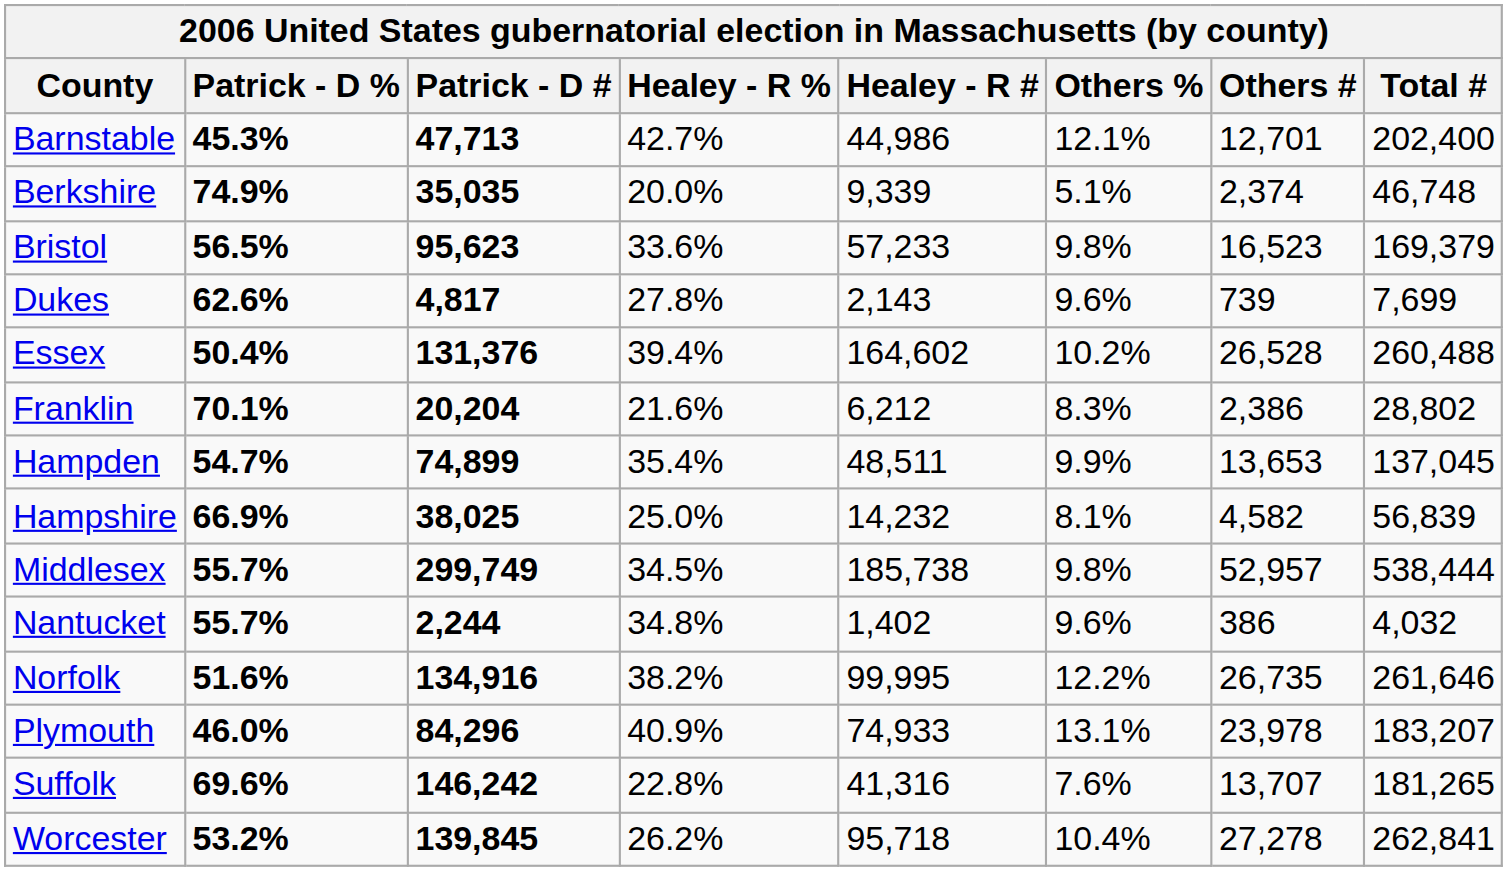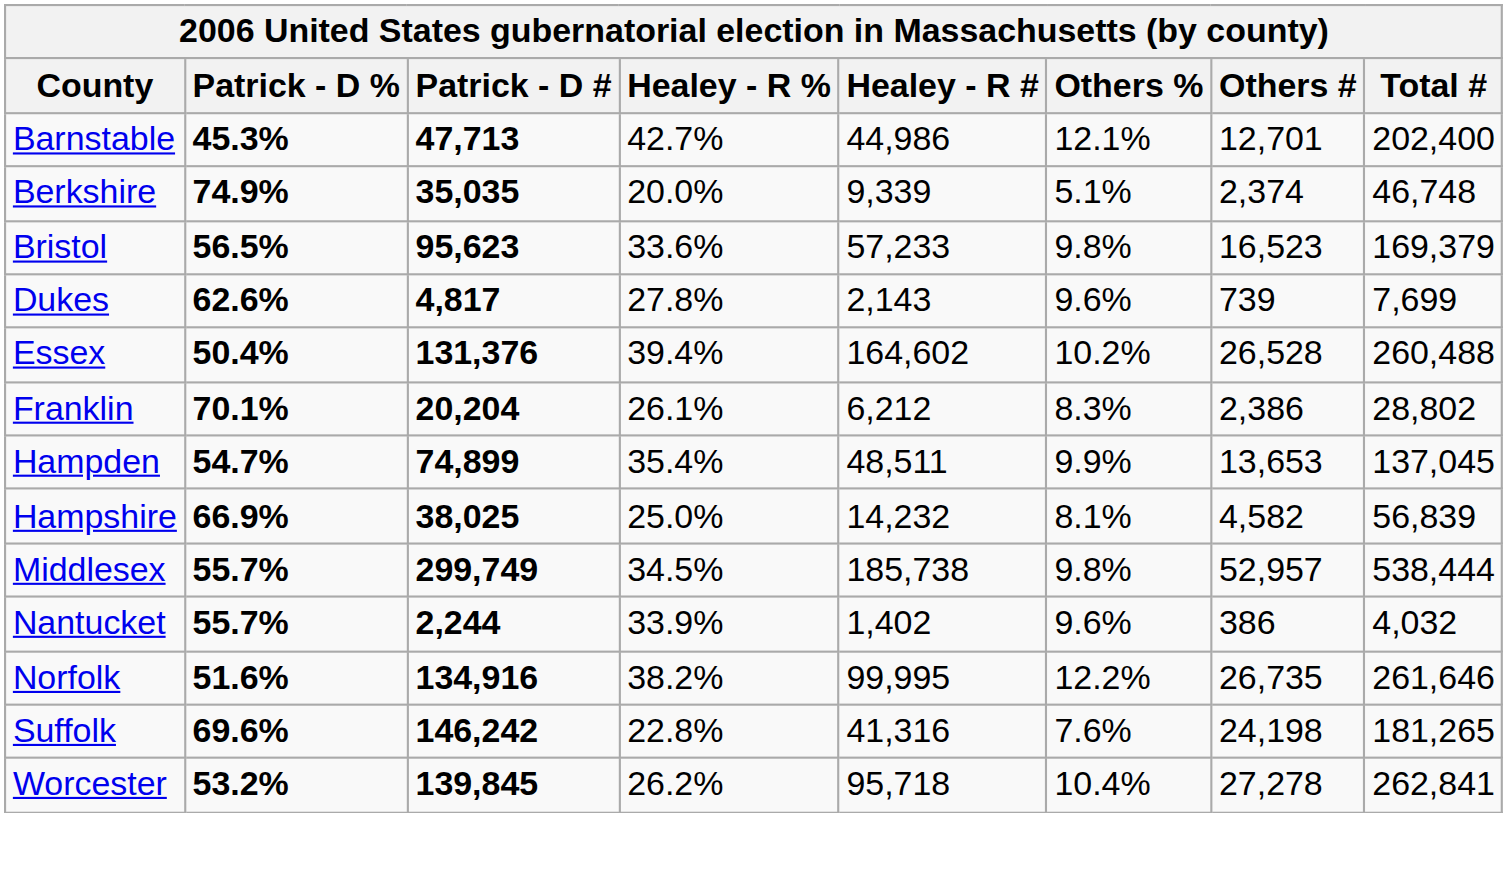(675, 407) 21.6% -> (675, 407) 26.1%
(675, 623) 34.8% -> (675, 623) 33.9%
- row: (84, 730)
(1271, 784) 13,707 -> (1271, 730) 24,198
